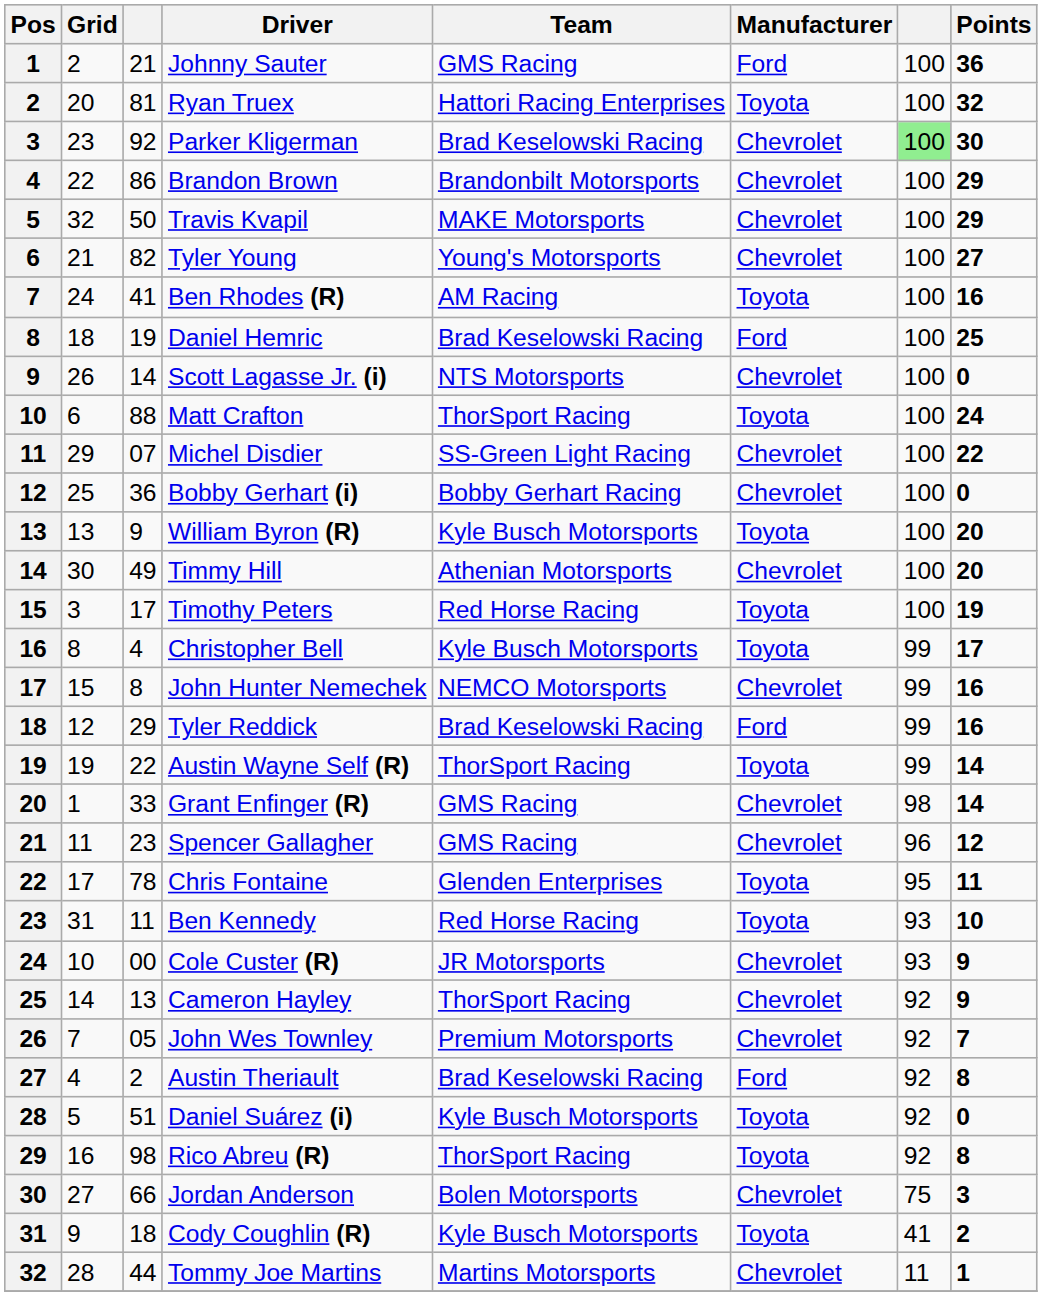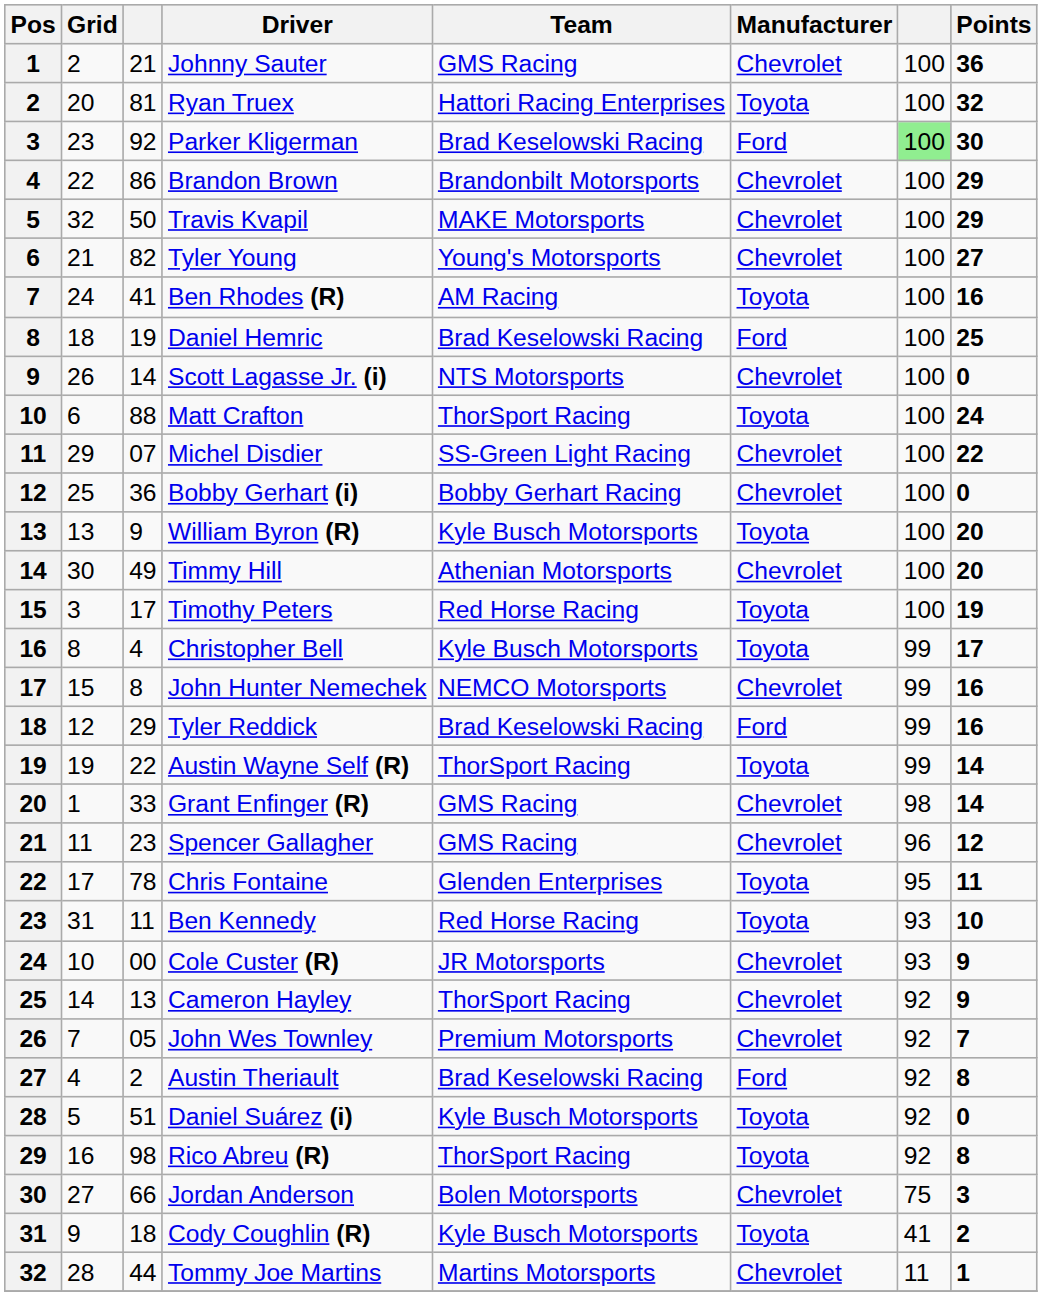(762, 63) Ford -> (789, 63) Chevrolet
(789, 141) Chevrolet -> (762, 141) Ford
